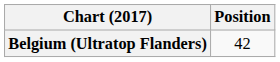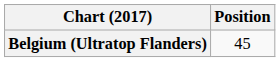(242, 43) 42 -> (242, 43) 45
